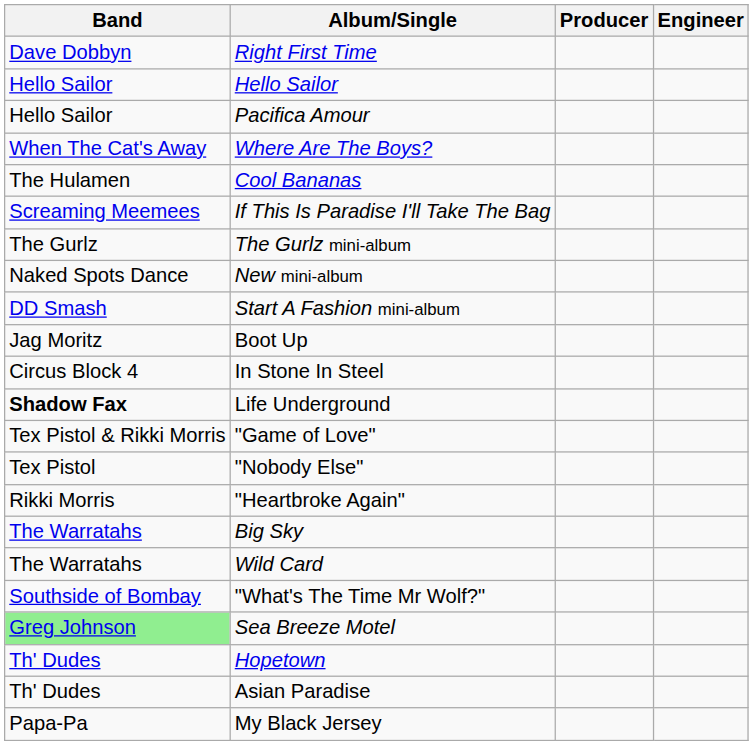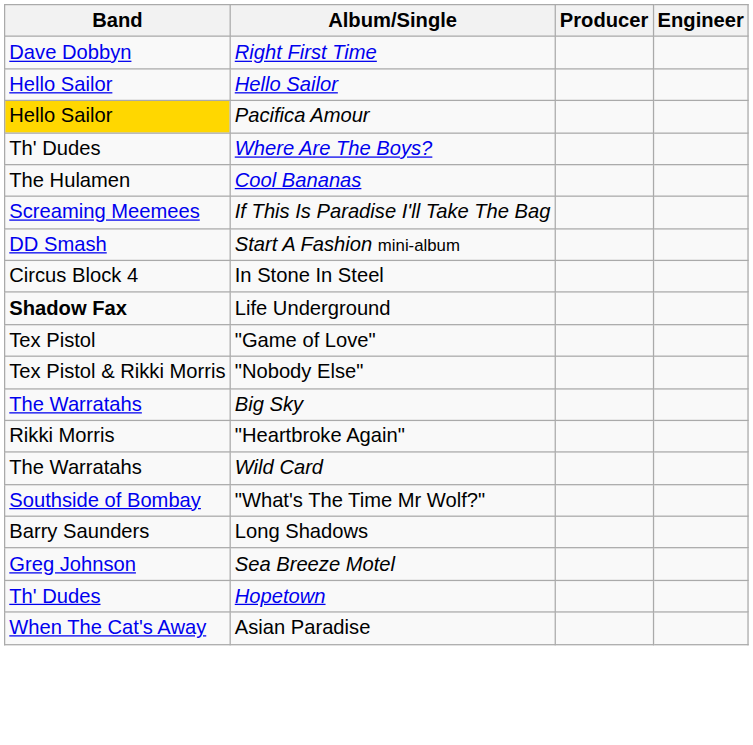(61, 116) no background -> (61, 116) gold background
(108, 148) When The Cat's Away -> (55, 148) Th' Dudes
- row: (323, 244)
- row: (299, 276)
- row: (271, 340)
(117, 436) Tex Pistol & Rikki Morris -> (52, 340) Tex Pistol
(52, 468) Tex Pistol -> (117, 372) Tex Pistol & Rikki Morris
rows swapped: (320, 500) <-> (269, 532)
+ row: (301, 532)
(73, 627) lightgreen background -> (73, 564) no background
(55, 691) Th' Dudes -> (108, 627) When The Cat's Away
- row: (308, 723)
